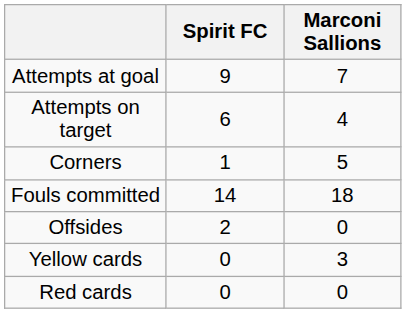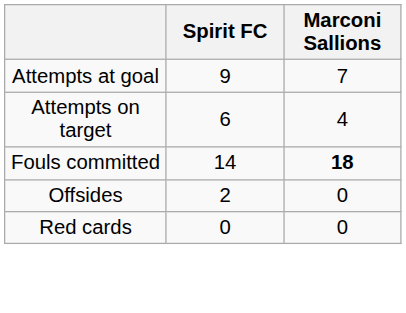- row: (86, 163)
(342, 195) normal -> (342, 163) bold
- row: (86, 259)
